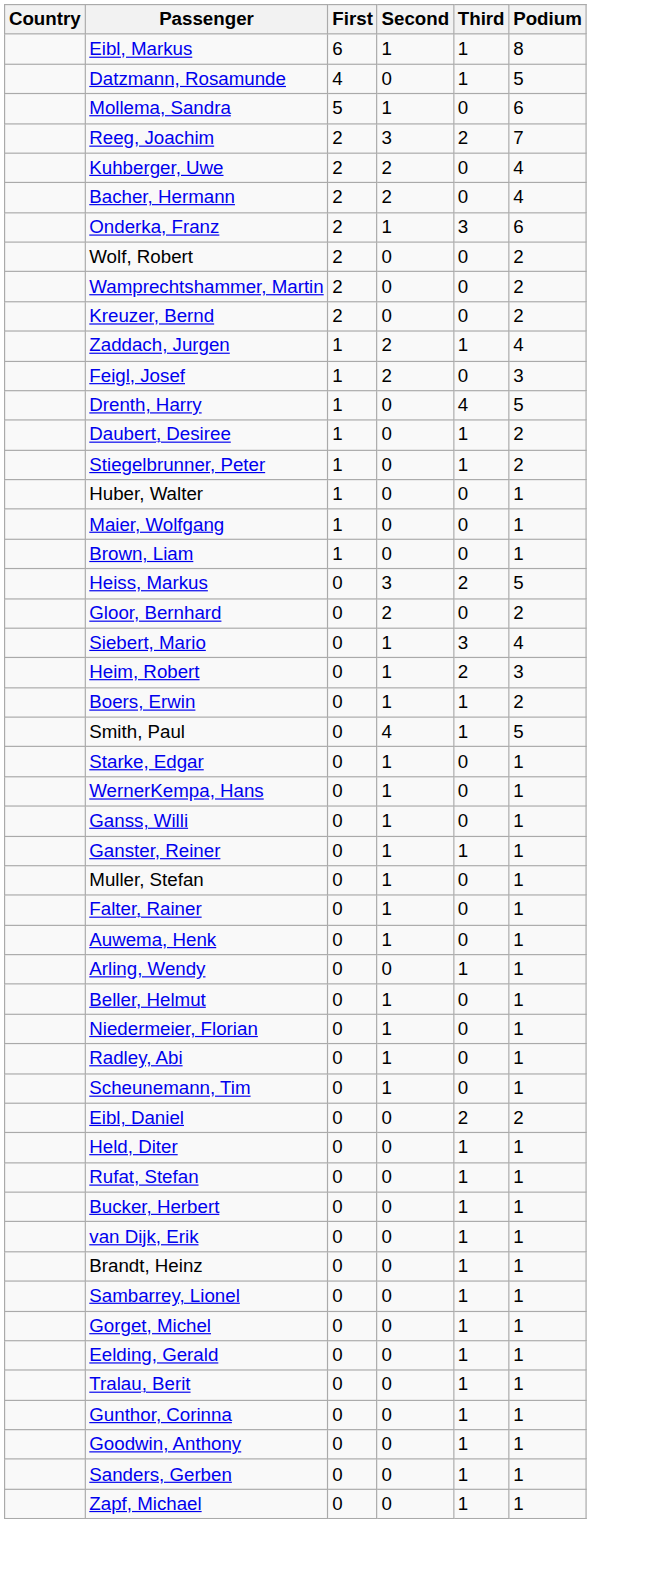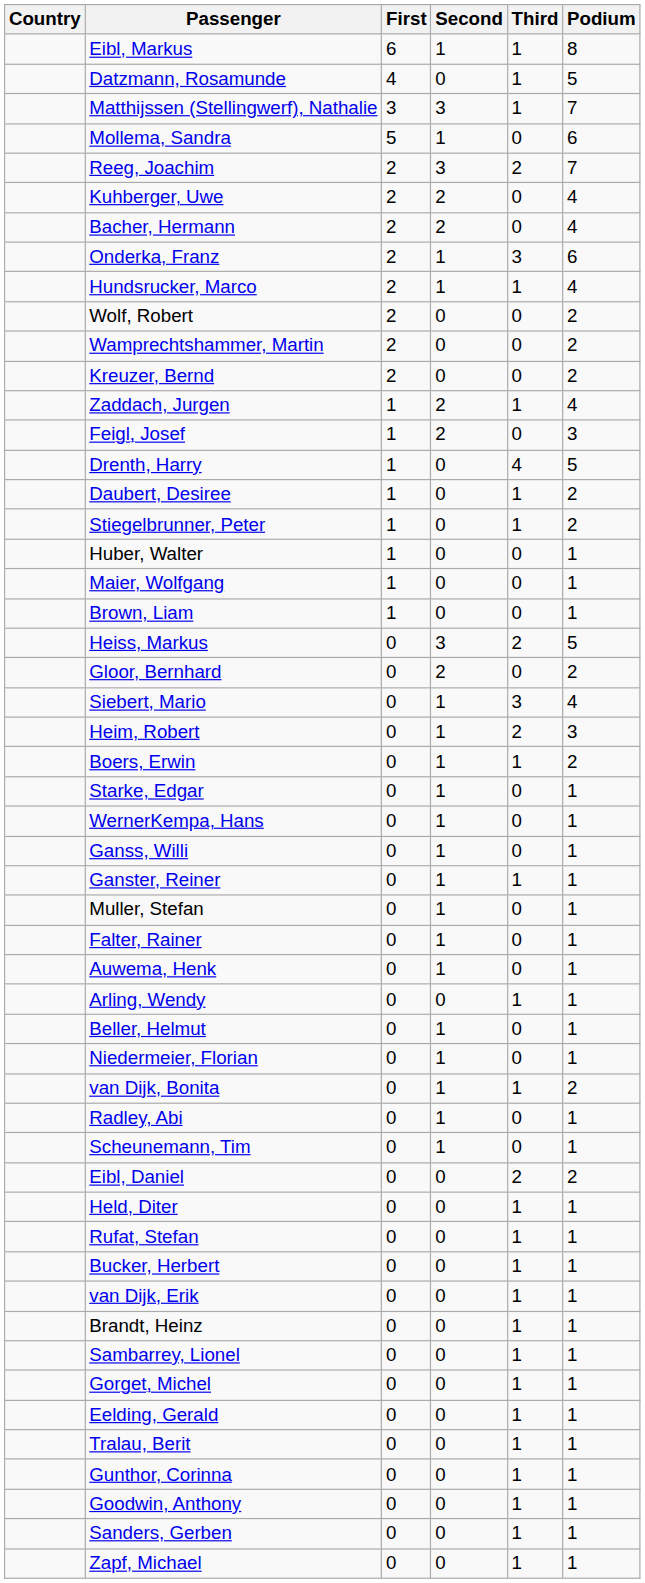+ row: (233, 108)
+ row: (173, 286)
- row: (137, 731)
+ row: (154, 1088)
